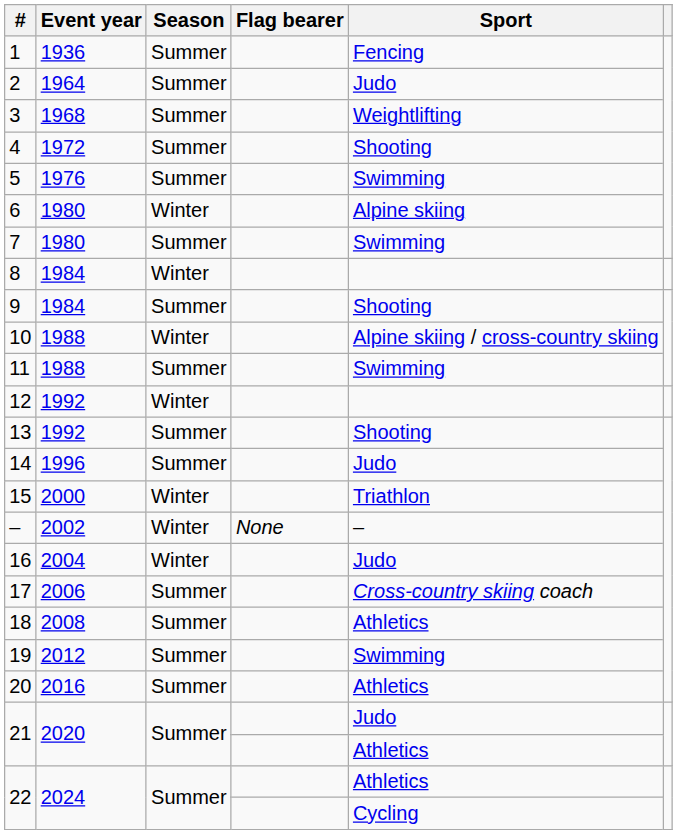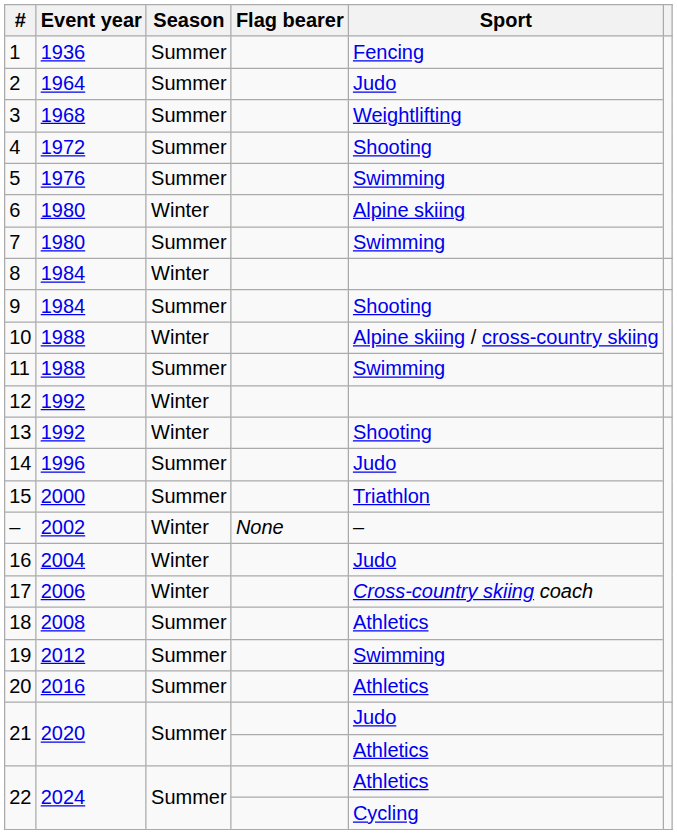(189, 432) Summer -> (180, 432) Winter
(180, 496) Winter -> (189, 496) Summer
(189, 591) Summer -> (180, 591) Winter
